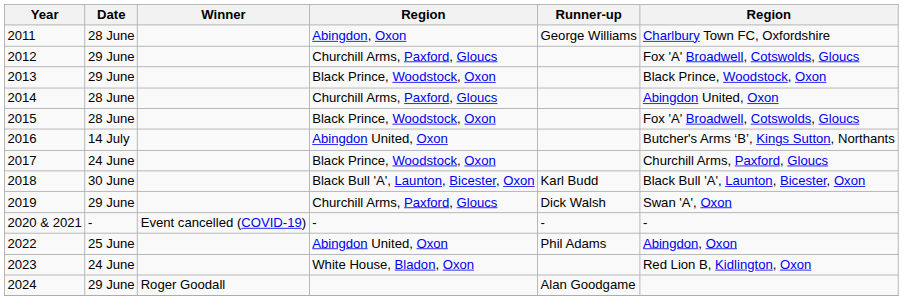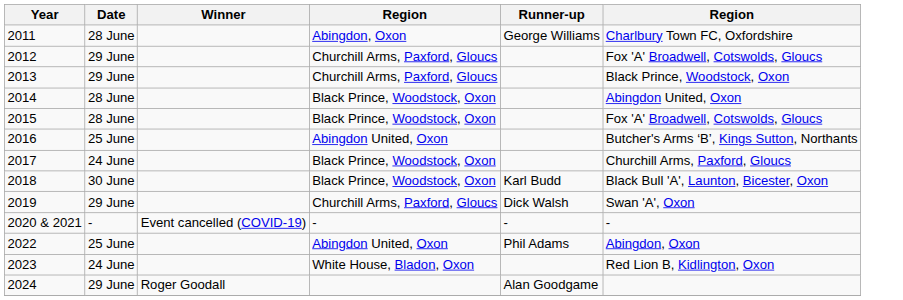(404, 77) Black Prince, Woodstock, Oxon -> (405, 77) Churchill Arms, Paxford, Gloucs
(405, 98) Churchill Arms, Paxford, Gloucs -> (404, 98) Black Prince, Woodstock, Oxon
(109, 139) 14 July -> (111, 139) 25 June
(423, 181) Black Bull 'A', Launton, Bicester, Oxon -> (404, 181) Black Prince, Woodstock, Oxon
